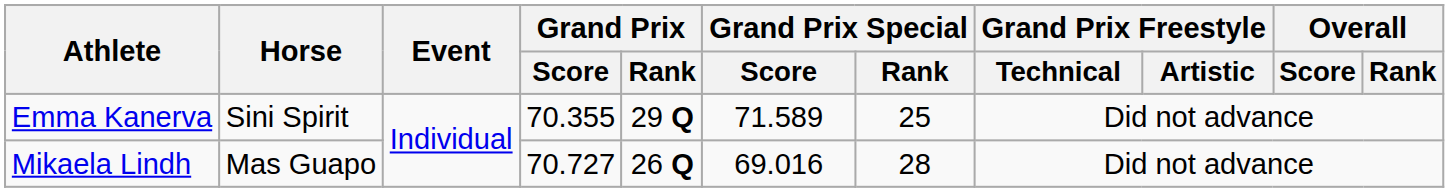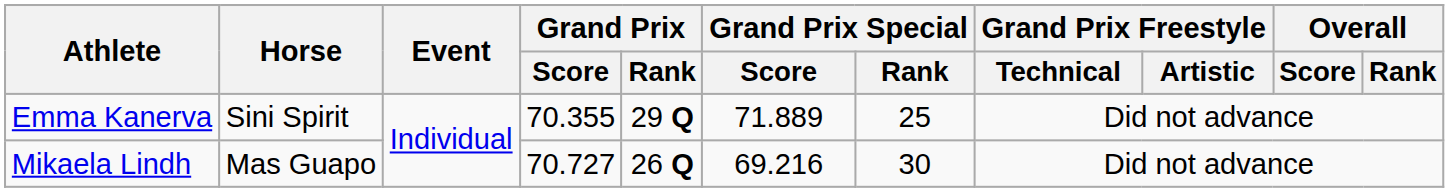(779, 118) 71.589 -> (779, 118) 71.889
(779, 164) 69.016 -> (779, 164) 69.216
(915, 164) 28 -> (915, 164) 30
